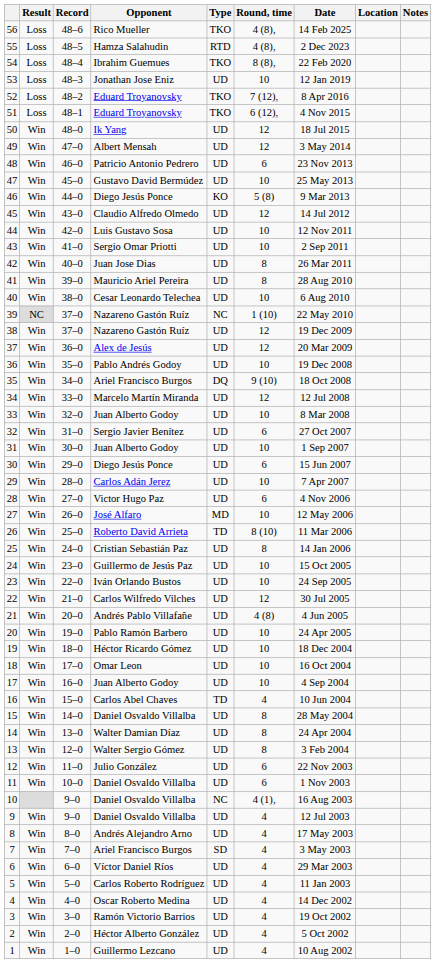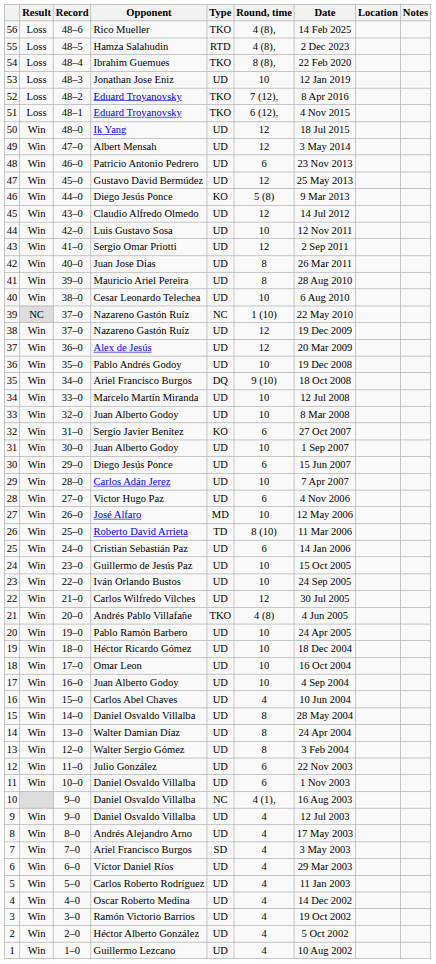(264, 180) 10 -> (264, 180) 12
(264, 247) 10 -> (264, 247) 12
(264, 398) 12 -> (264, 398) 10
(220, 431) UD -> (220, 431) KO
(264, 548) 8 -> (264, 548) 6
(220, 615) UD -> (220, 615) TKO
(220, 699) TD -> (220, 699) UD
